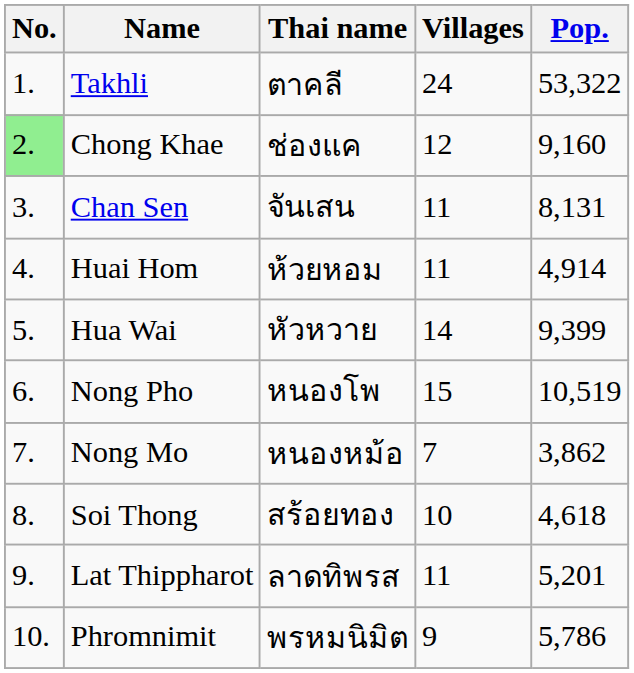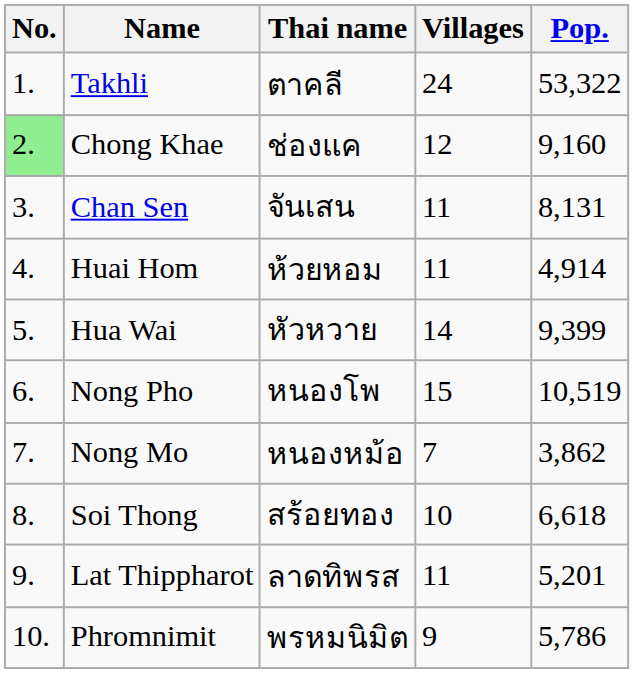(572, 514) 4,618 -> (572, 514) 6,618
